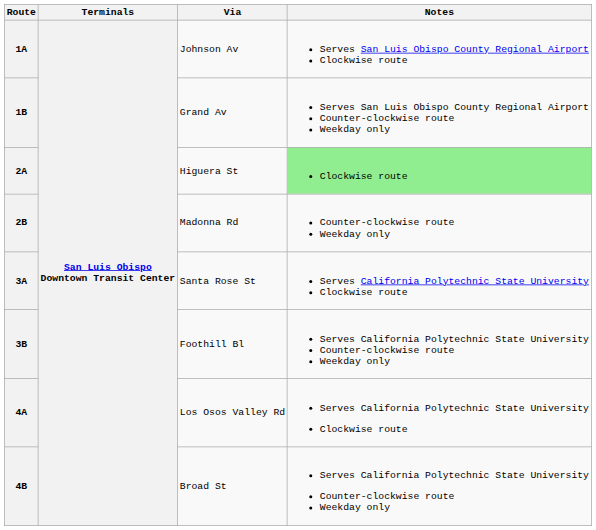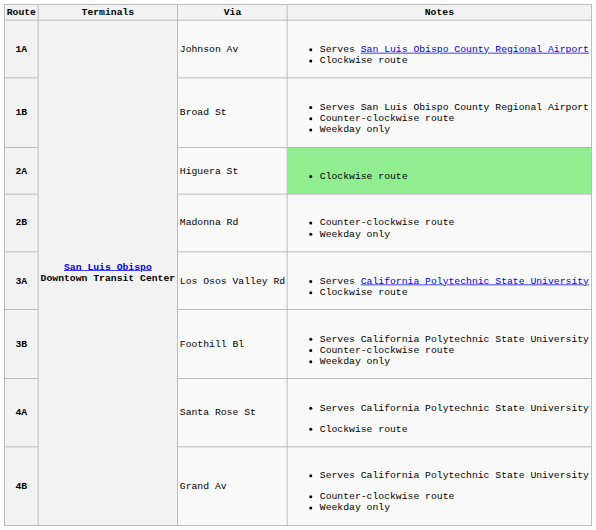(203, 113) Grand Av -> (203, 113) Broad St
(218, 281) Santa Rose St -> (232, 281) Los Osos Valley Rd
(232, 413) Los Osos Valley Rd -> (218, 413) Santa Rose St
(203, 486) Broad St -> (203, 486) Grand Av
